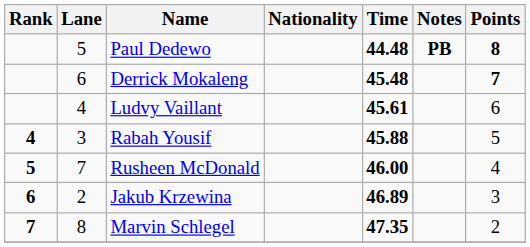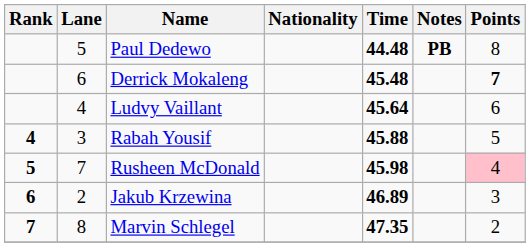(495, 49) bold -> (495, 49) normal
(387, 108) 45.61 -> (387, 108) 45.64
(387, 167) 46.00 -> (387, 167) 45.98
(495, 167) no background -> (495, 167) pink background
